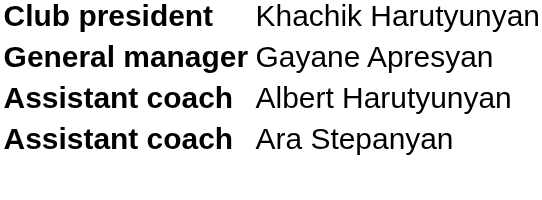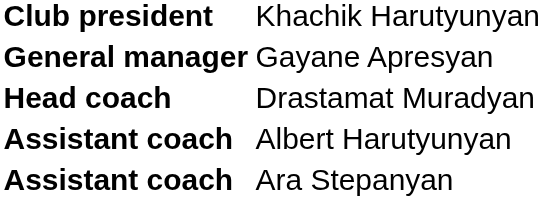+ row: (395, 98)
